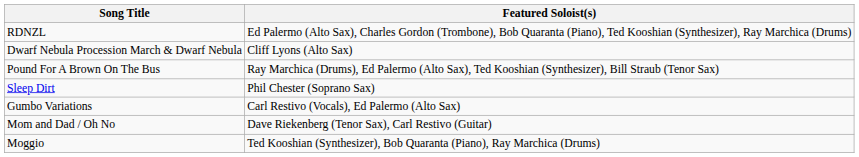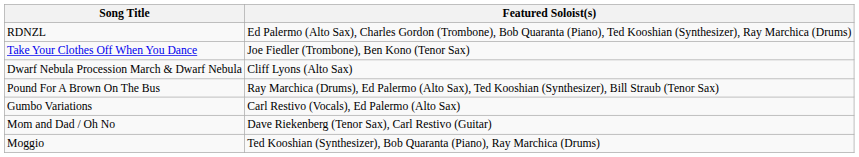+ row: (102, 50)
- row: (31, 87)
